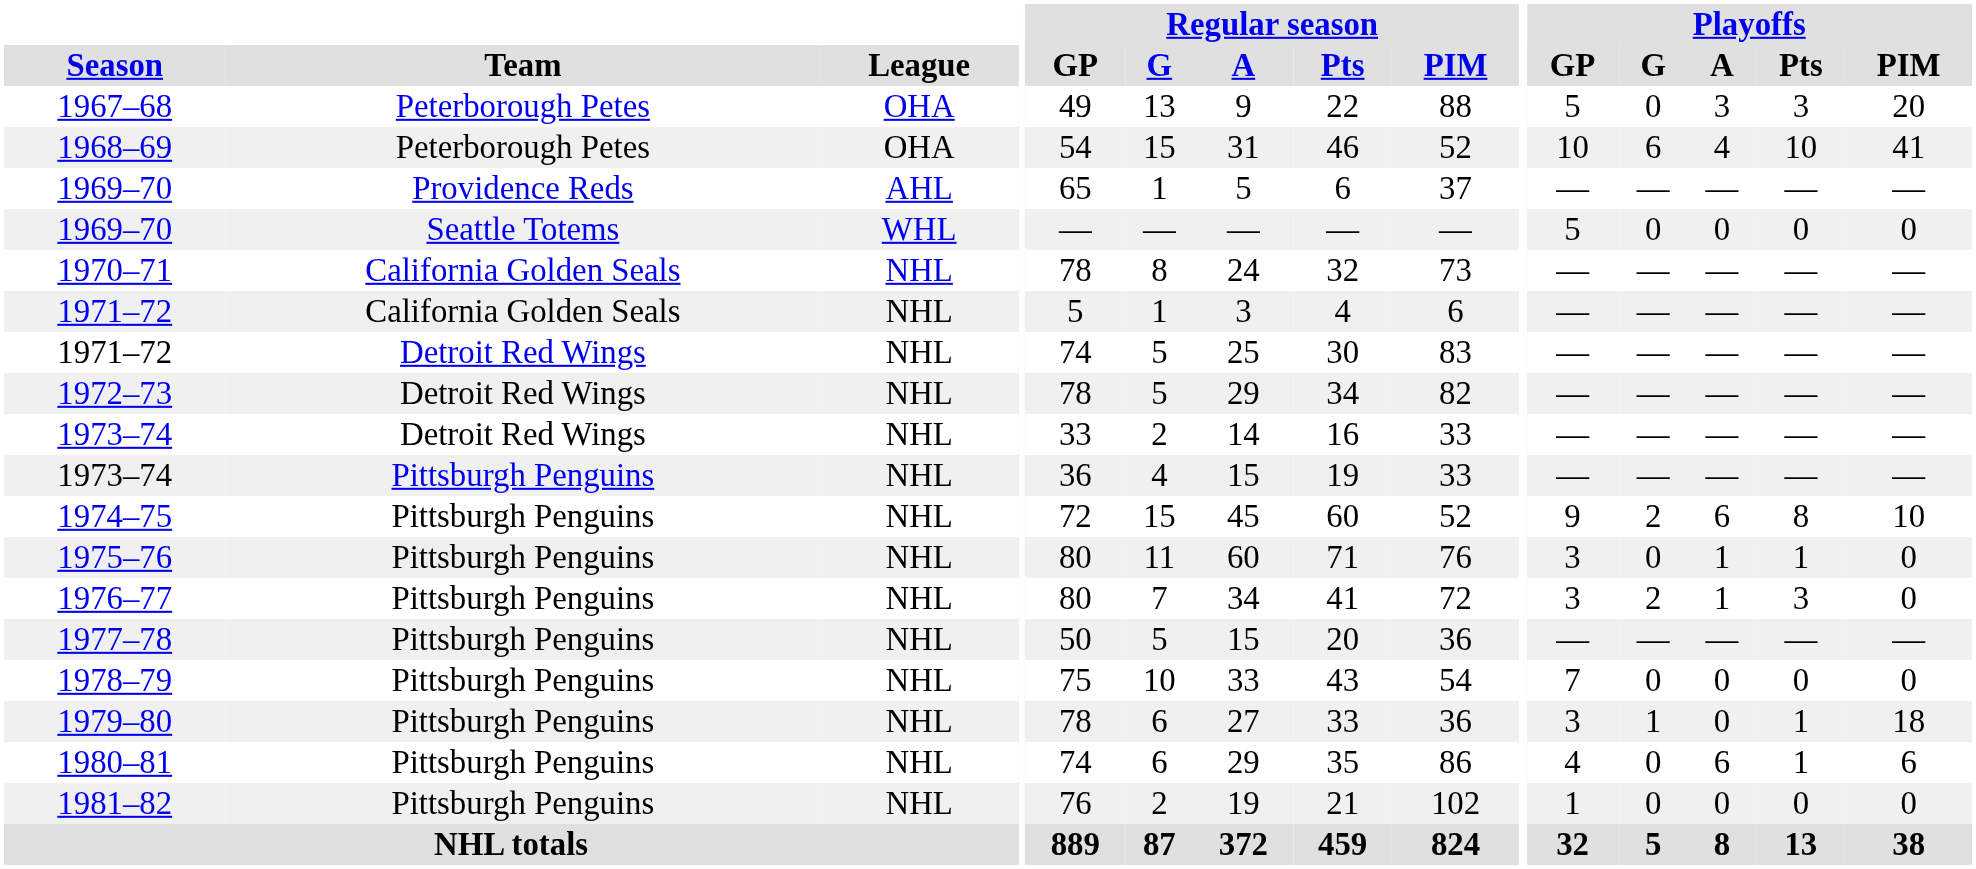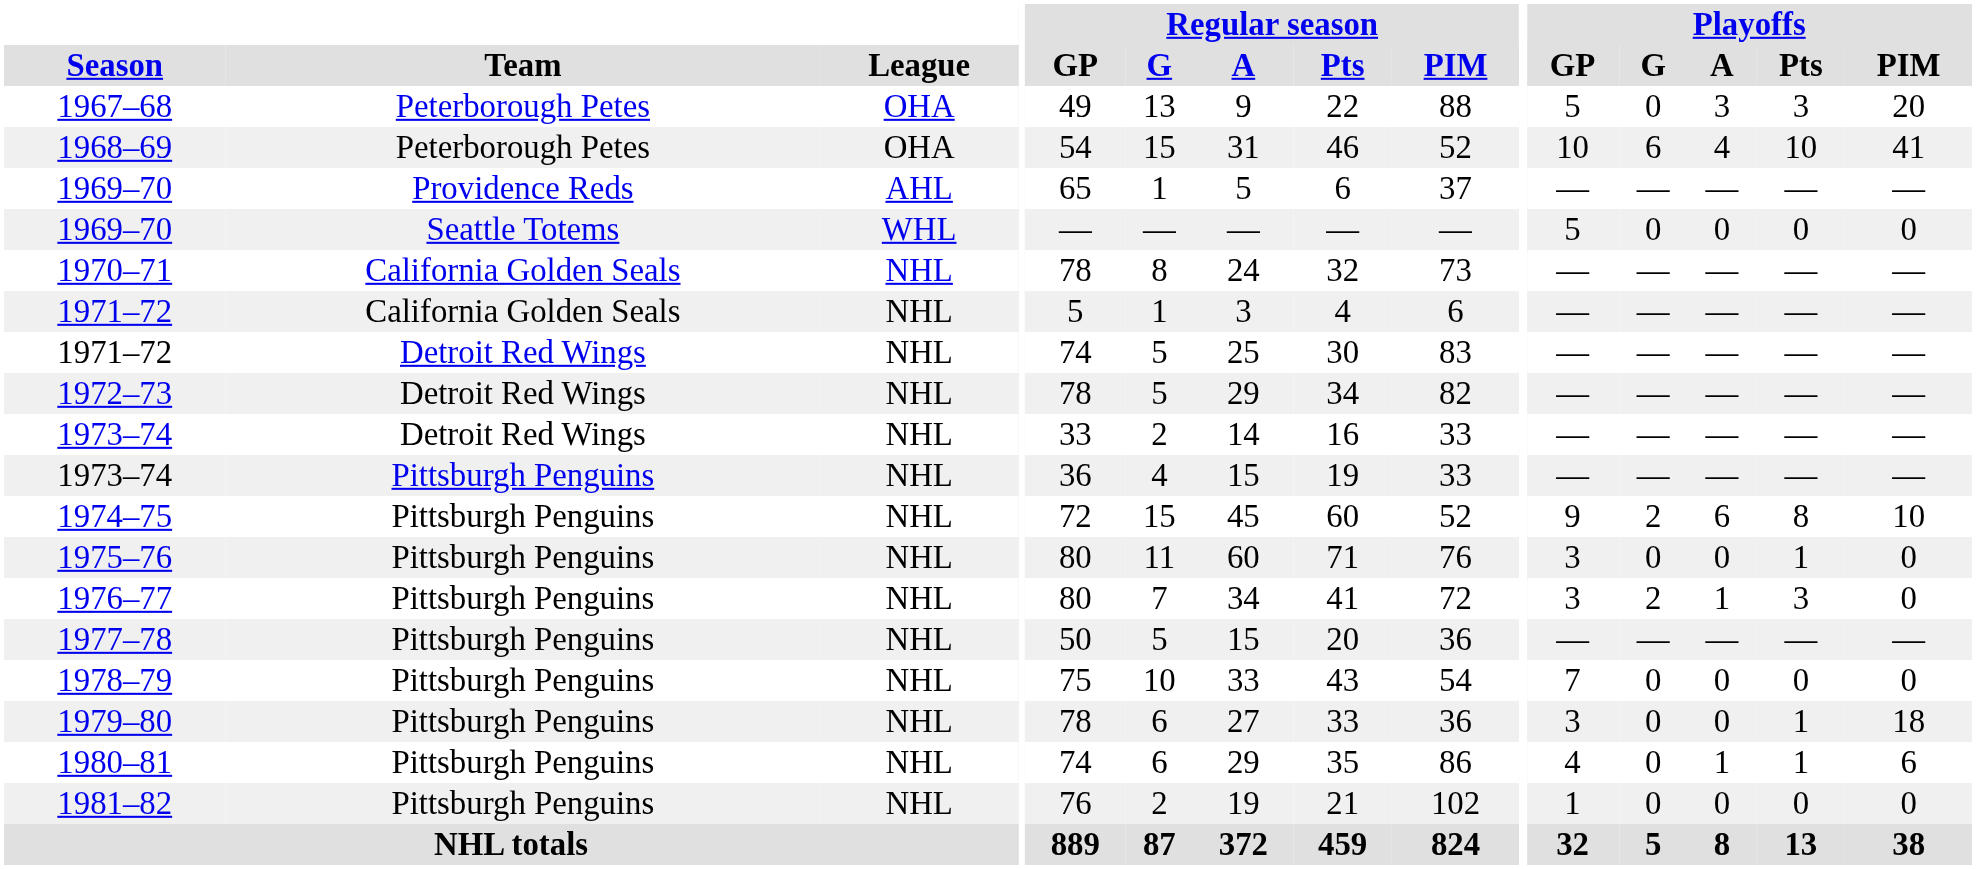(1722, 556) 1 -> (1722, 556) 0
(1653, 720) 1 -> (1653, 720) 0
(1722, 761) 6 -> (1722, 761) 1
